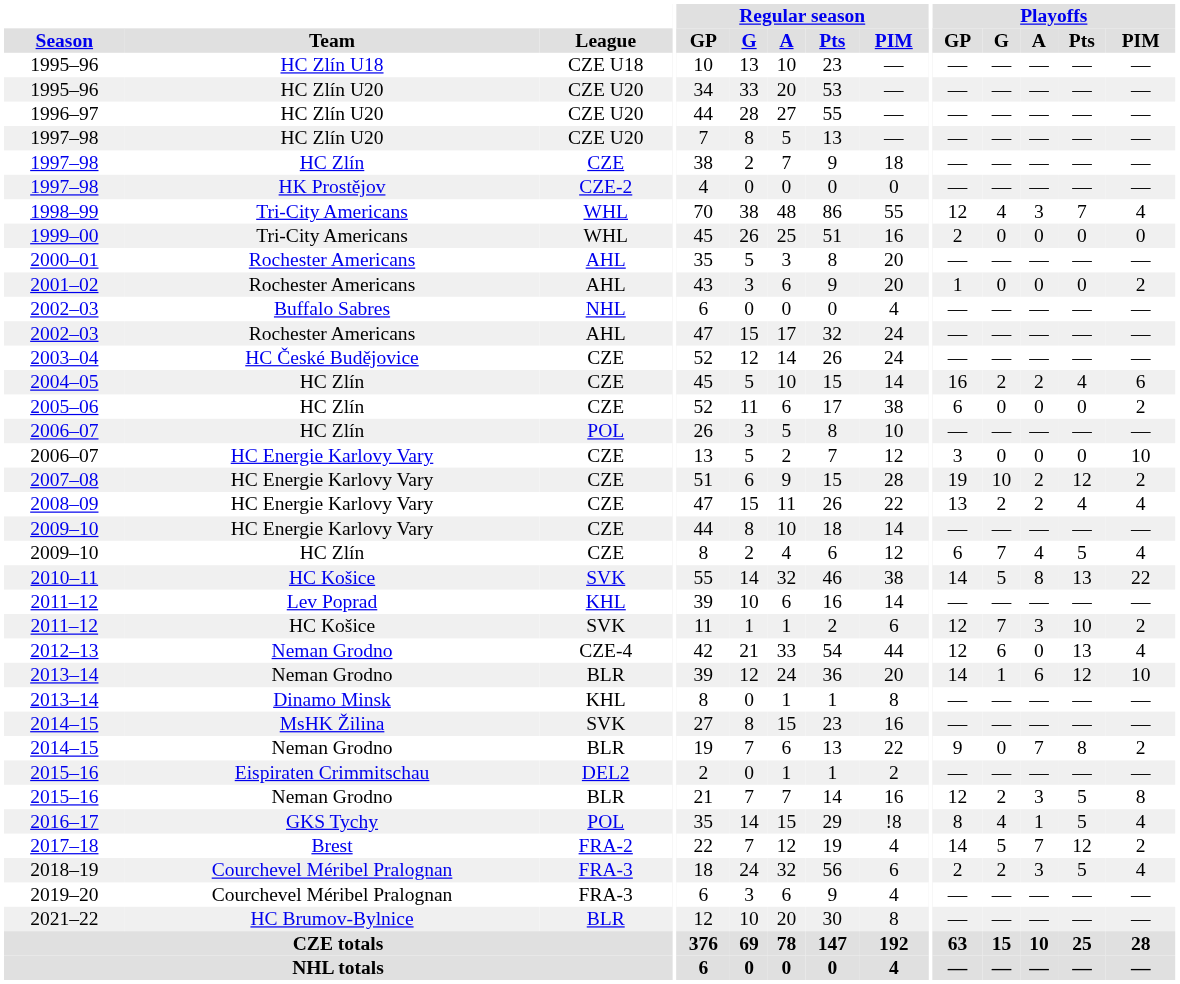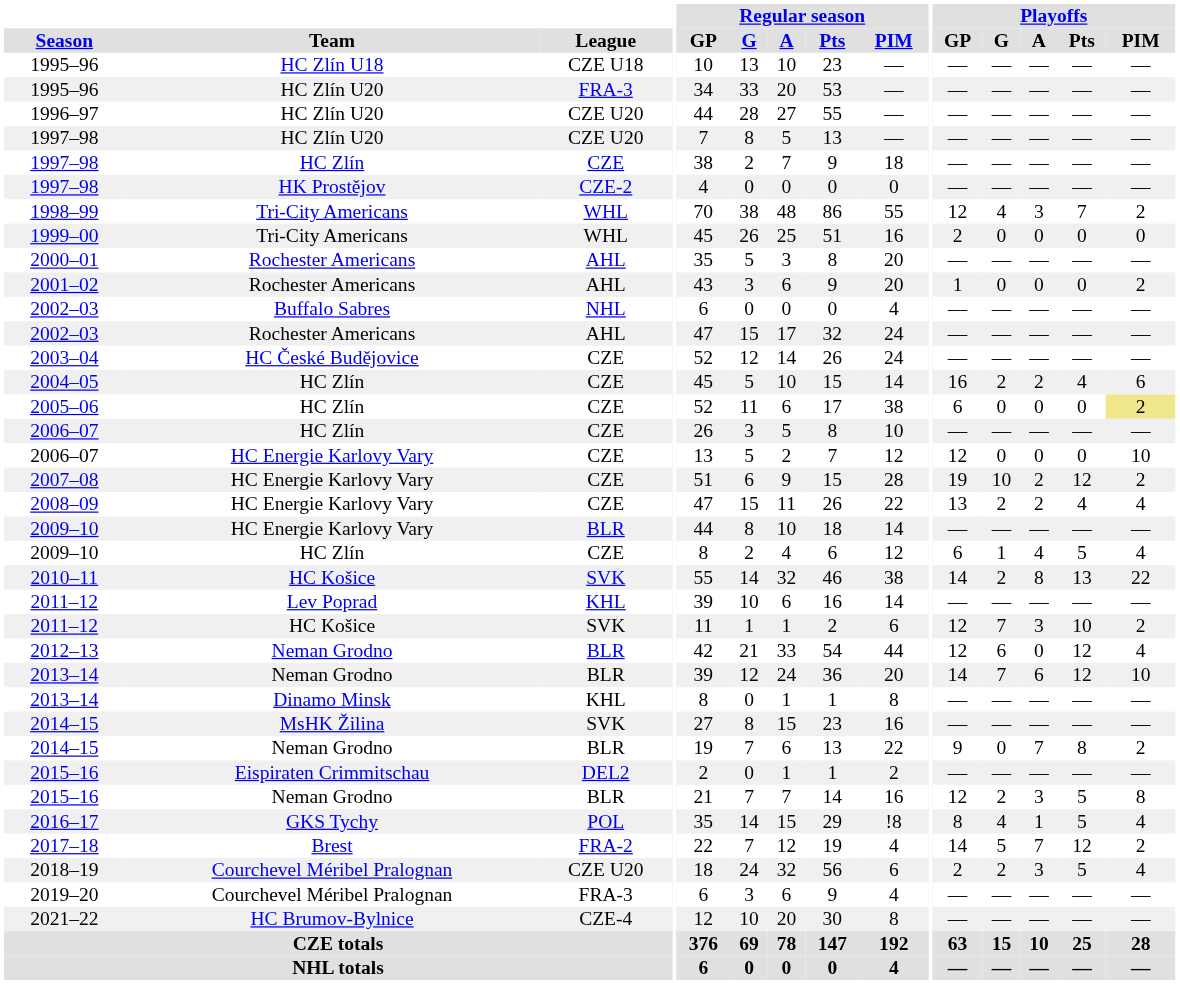(606, 89) CZE U20 -> (606, 89) FRA-3
(1141, 211) 4 -> (1141, 211) 2
(1141, 406) no background -> (1141, 406) khaki background
(606, 430) POL -> (606, 430) CZE
(958, 455) 3 -> (958, 455) 12
(606, 528) CZE -> (606, 528) BLR
(1001, 552) 7 -> (1001, 552) 1
(1001, 577) 5 -> (1001, 577) 2
(606, 650) CZE-4 -> (606, 650) BLR
(1082, 650) 13 -> (1082, 650) 12
(1001, 674) 1 -> (1001, 674) 7
(606, 870) FRA-3 -> (606, 870) CZE U20
(606, 918) BLR -> (606, 918) CZE-4
